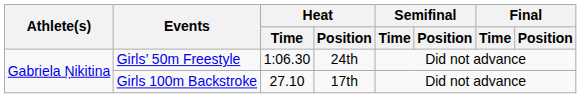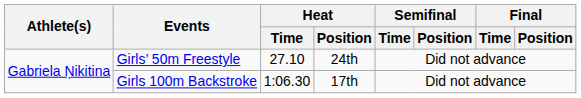(287, 60) 1:06.30 -> (287, 60) 27.10
(287, 82) 27.10 -> (287, 82) 1:06.30
